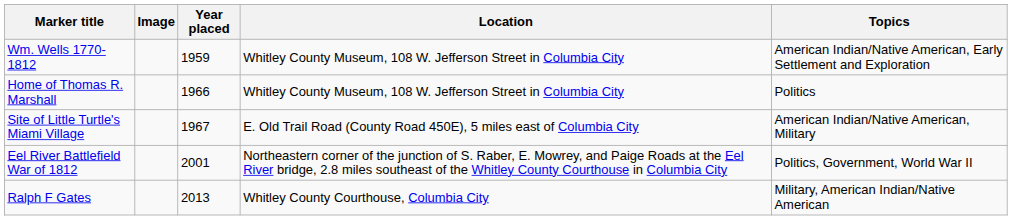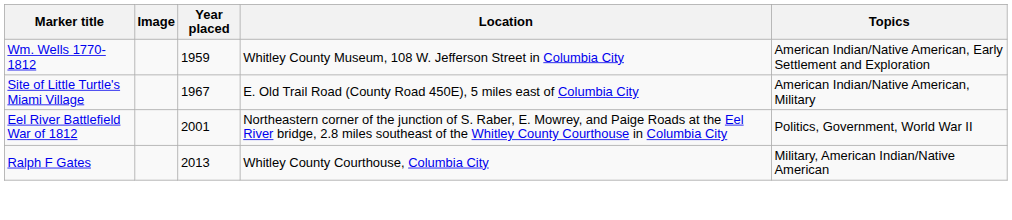- row: (65, 92)
